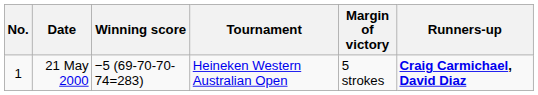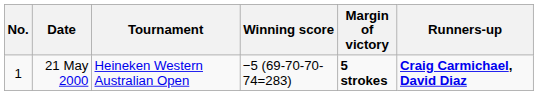columns swapped: (264, 30) <-> (141, 30)
(363, 73) normal -> (364, 73) bold
